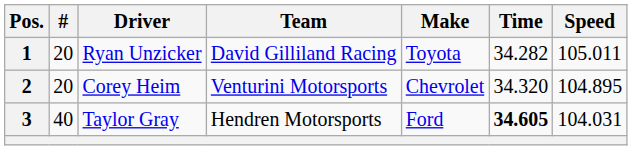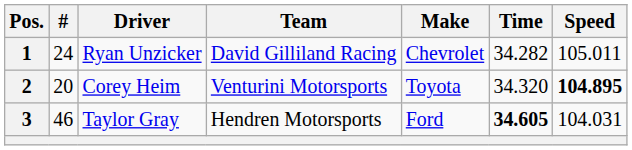(63, 53) 20 -> (63, 53) 24
(433, 53) Toyota -> (445, 53) Chevrolet
(445, 86) Chevrolet -> (433, 86) Toyota
(590, 86) normal -> (590, 86) bold
(63, 119) 40 -> (63, 119) 46
